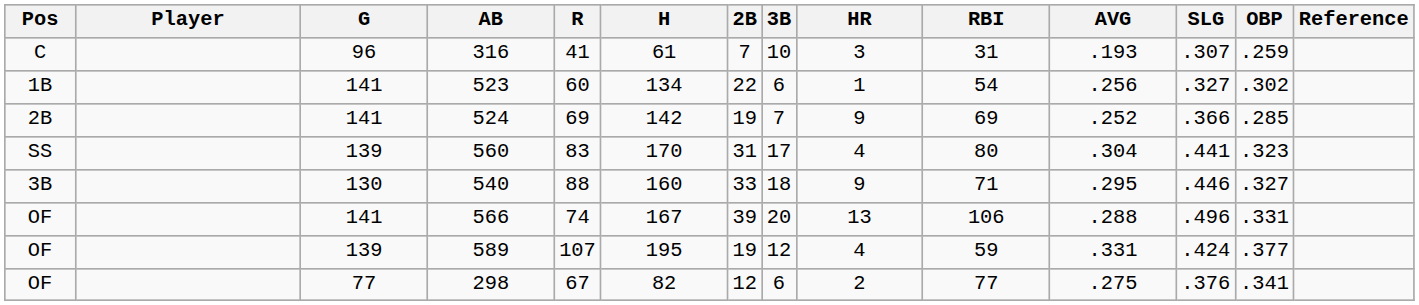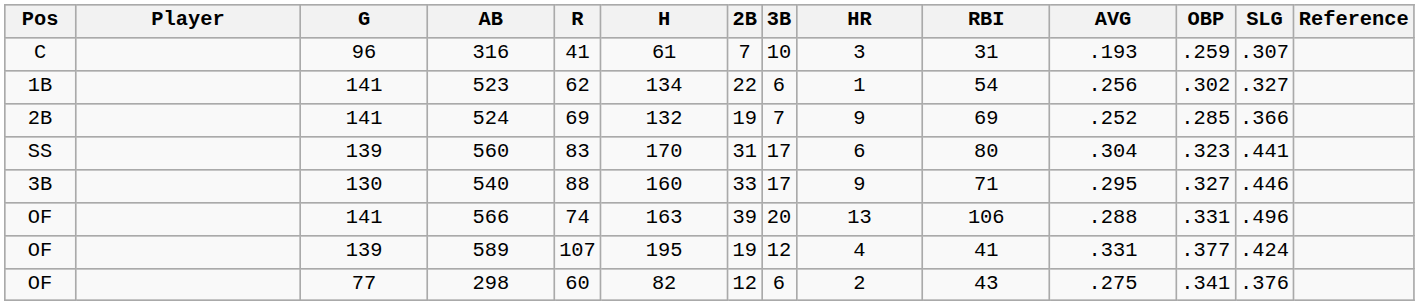columns swapped: (1264, 22) <-> (1206, 22)
(577, 87) 60 -> (577, 87) 62
(664, 120) 142 -> (664, 120) 132
(859, 153) 4 -> (859, 153) 6
(779, 186) 18 -> (779, 186) 17
(664, 219) 167 -> (664, 219) 163
(986, 252) 59 -> (986, 252) 41
(577, 285) 67 -> (577, 285) 60
(986, 285) 77 -> (986, 285) 43
